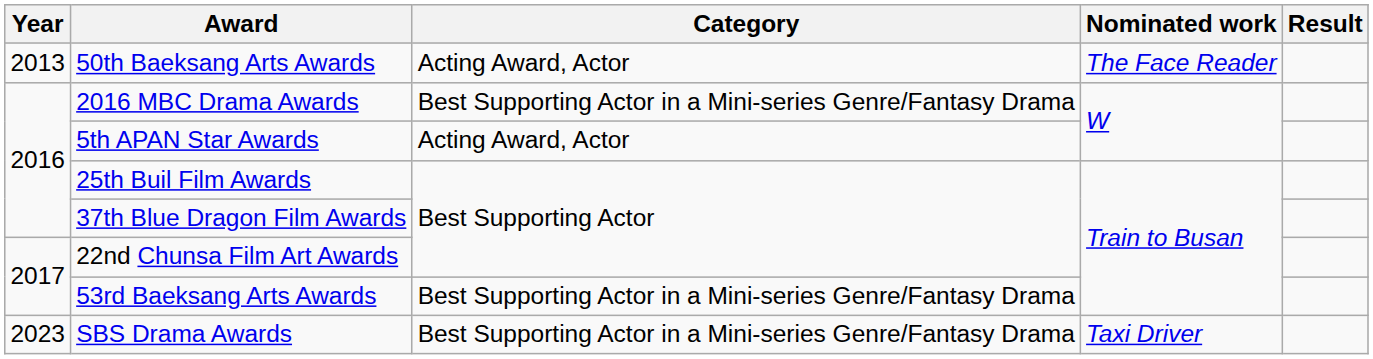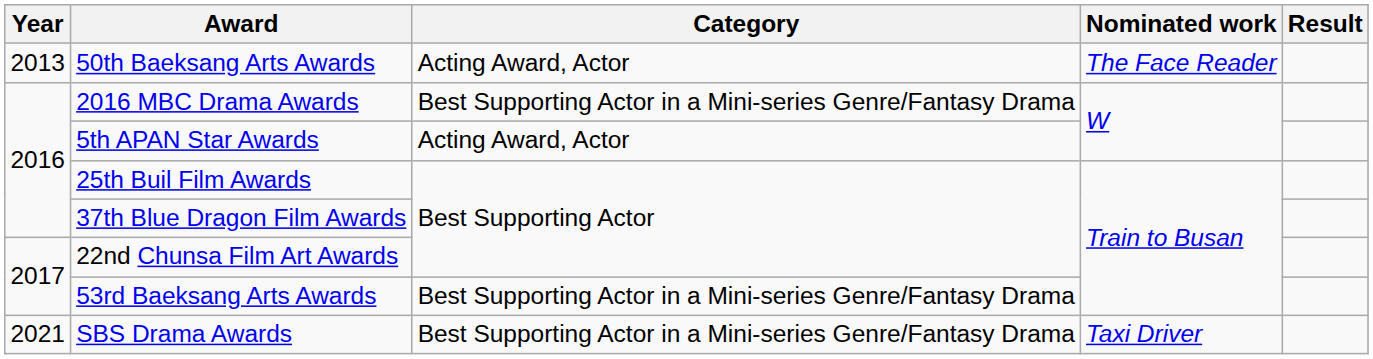(38, 334) 2023 -> (38, 334) 2021
